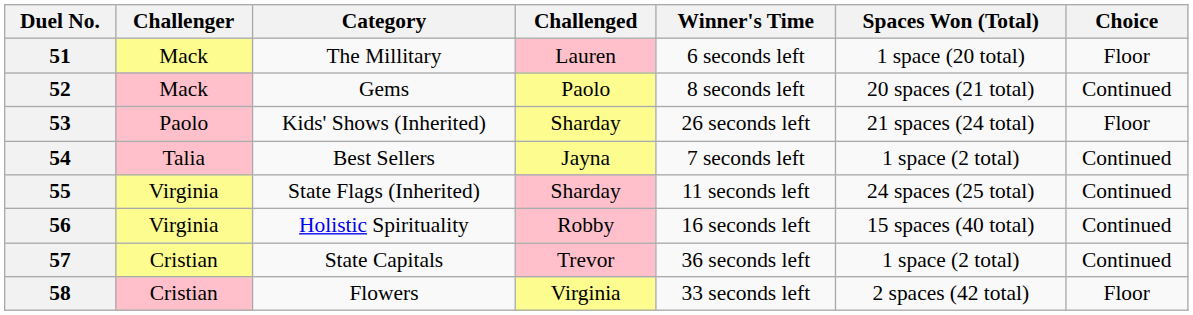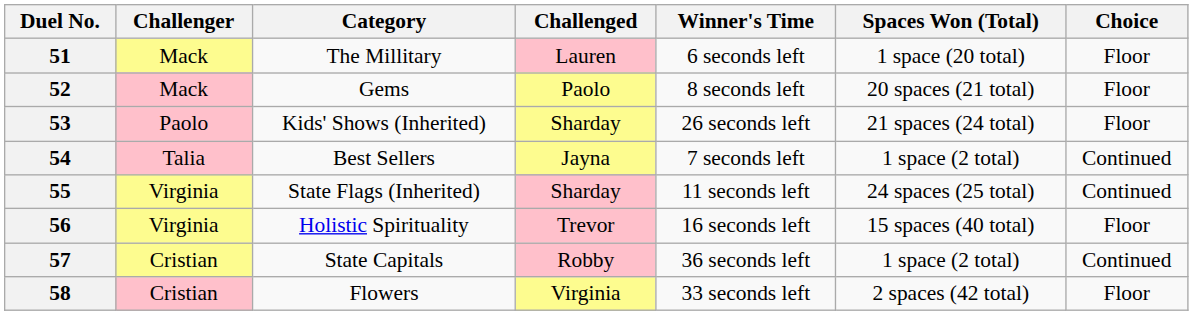(1127, 89) Continued -> (1127, 89) Floor
(586, 225) Robby -> (586, 225) Trevor
(1127, 225) Continued -> (1127, 225) Floor
(586, 259) Trevor -> (586, 259) Robby
